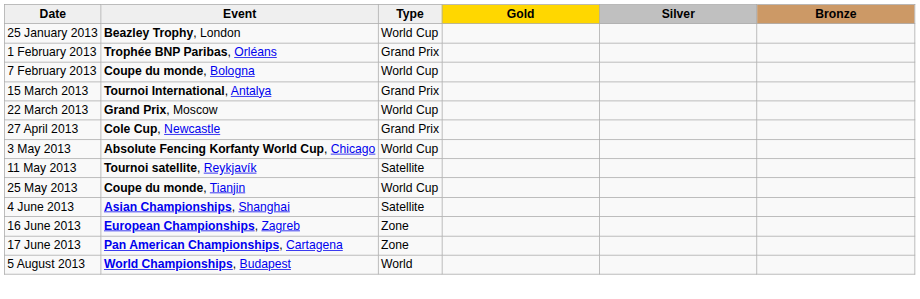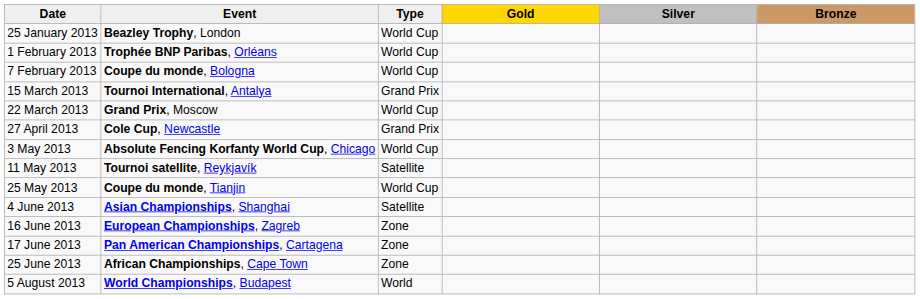(410, 52) Grand Prix -> (410, 52) World Cup
+ row: (44, 264)
